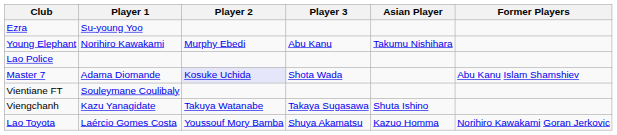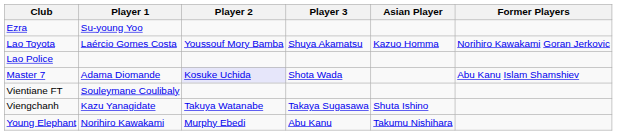rows swapped: (31, 122) <-> (41, 43)
